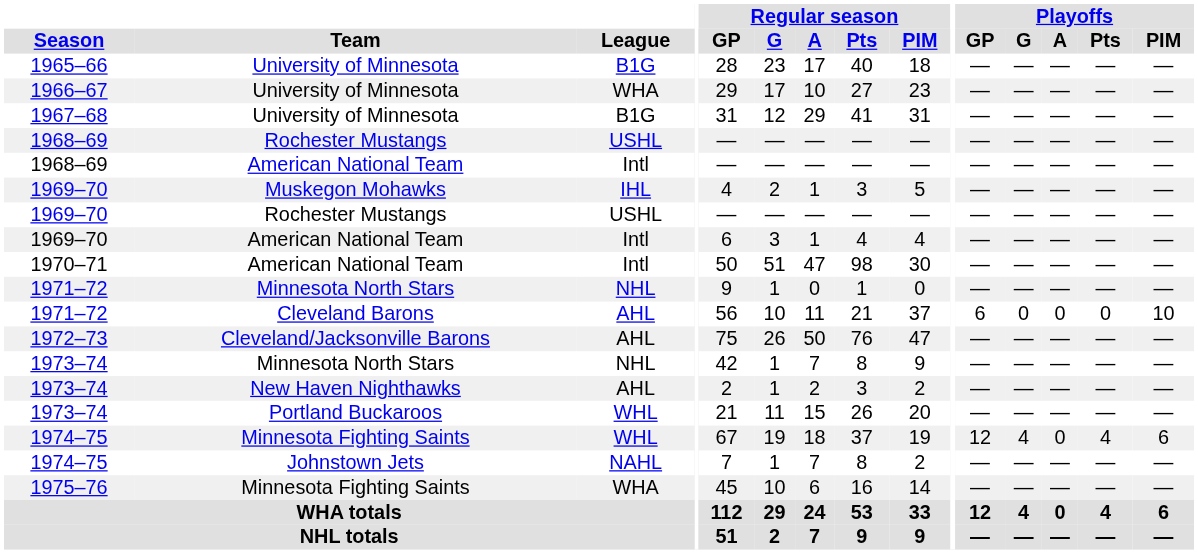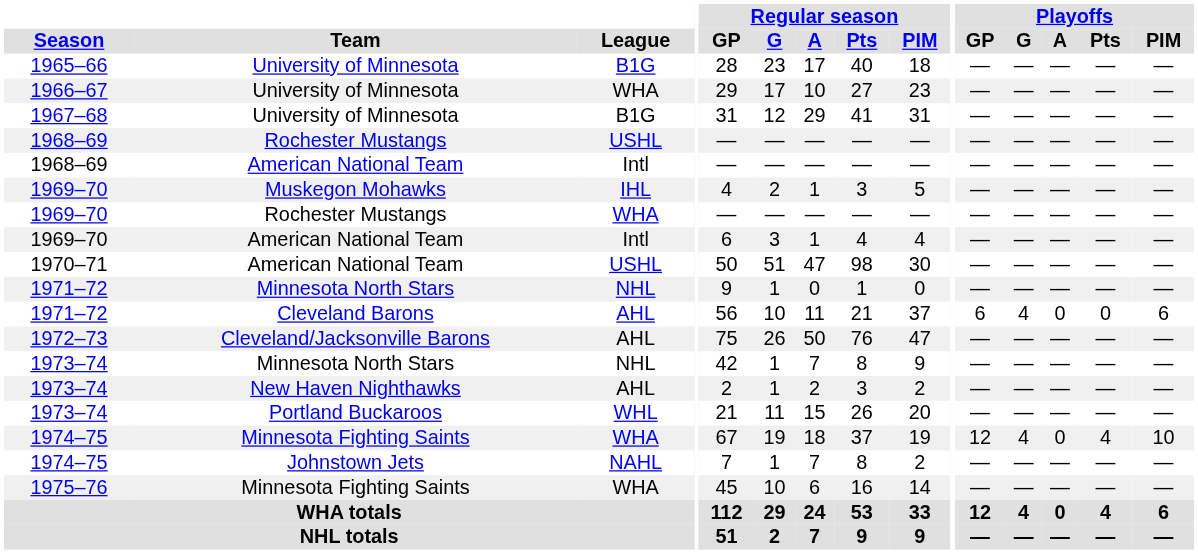(636, 214) USHL -> (636, 214) WHA
(636, 264) Intl -> (636, 264) USHL
(1024, 313) 0 -> (1024, 313) 4
(1164, 313) 10 -> (1164, 313) 6
(636, 437) WHL -> (636, 437) WHA
(1164, 437) 6 -> (1164, 437) 10
